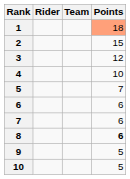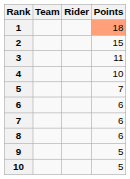columns swapped: (47, 12) <-> (77, 12)
(118, 58) 12 -> (118, 58) 11
(121, 136) bold -> (121, 136) normal
